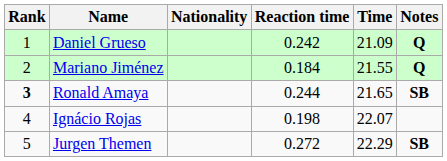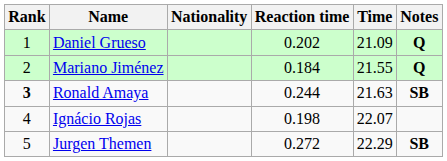(302, 42) 0.242 -> (302, 42) 0.202
(375, 93) 21.65 -> (375, 93) 21.63
